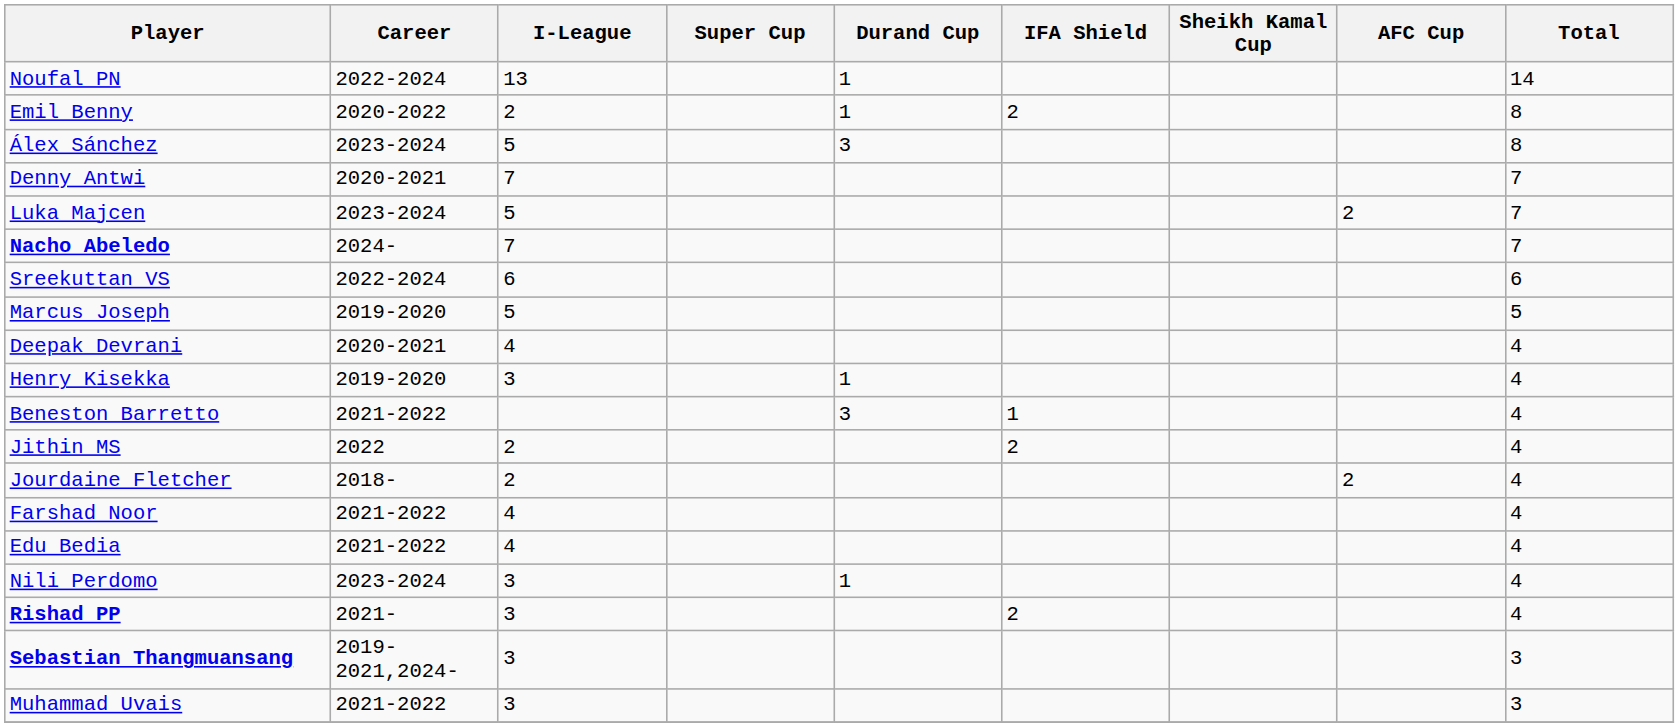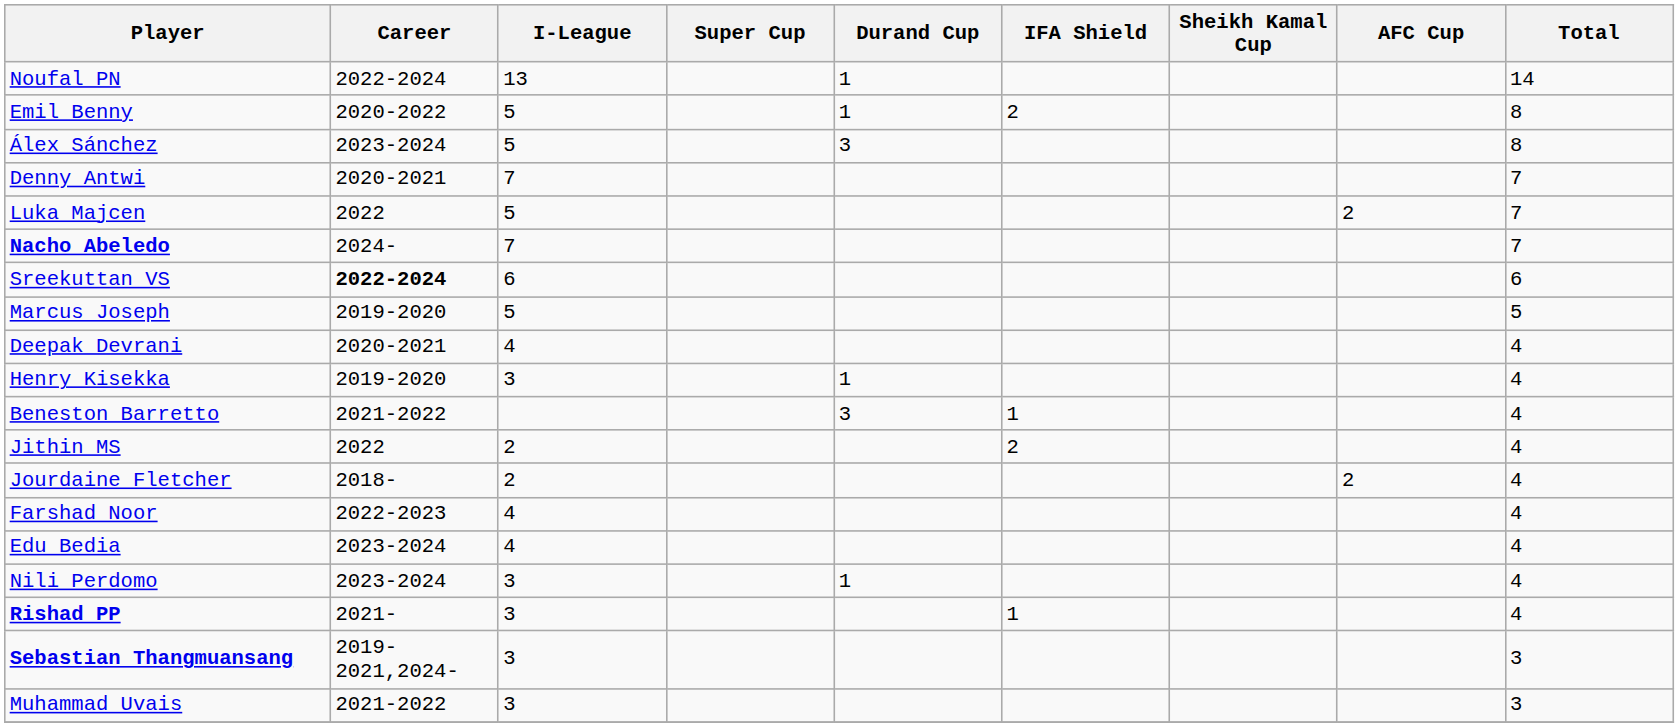(509, 112) 2 -> (509, 112) 5
(391, 213) 2023-2024 -> (360, 213) 2022
(391, 280) normal -> (391, 280) bold
(391, 514) 2021-2022 -> (391, 514) 2022-2023
(391, 547) 2021-2022 -> (391, 547) 2023-2024
(1013, 614) 2 -> (1013, 614) 1
